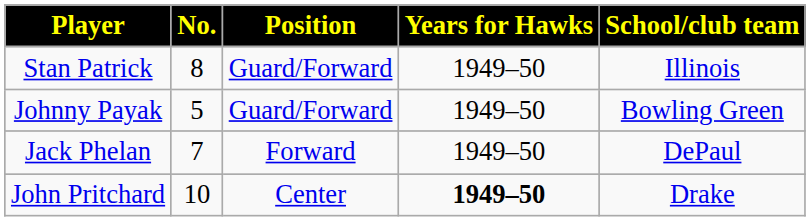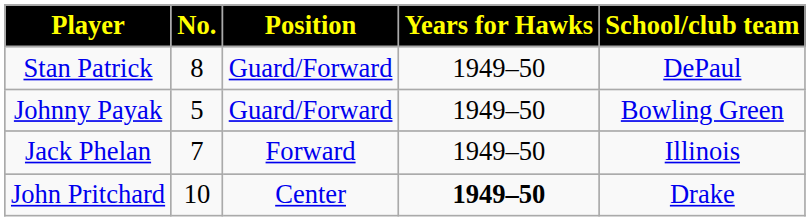(702, 67) Illinois -> (702, 67) DePaul
(702, 151) DePaul -> (702, 151) Illinois
